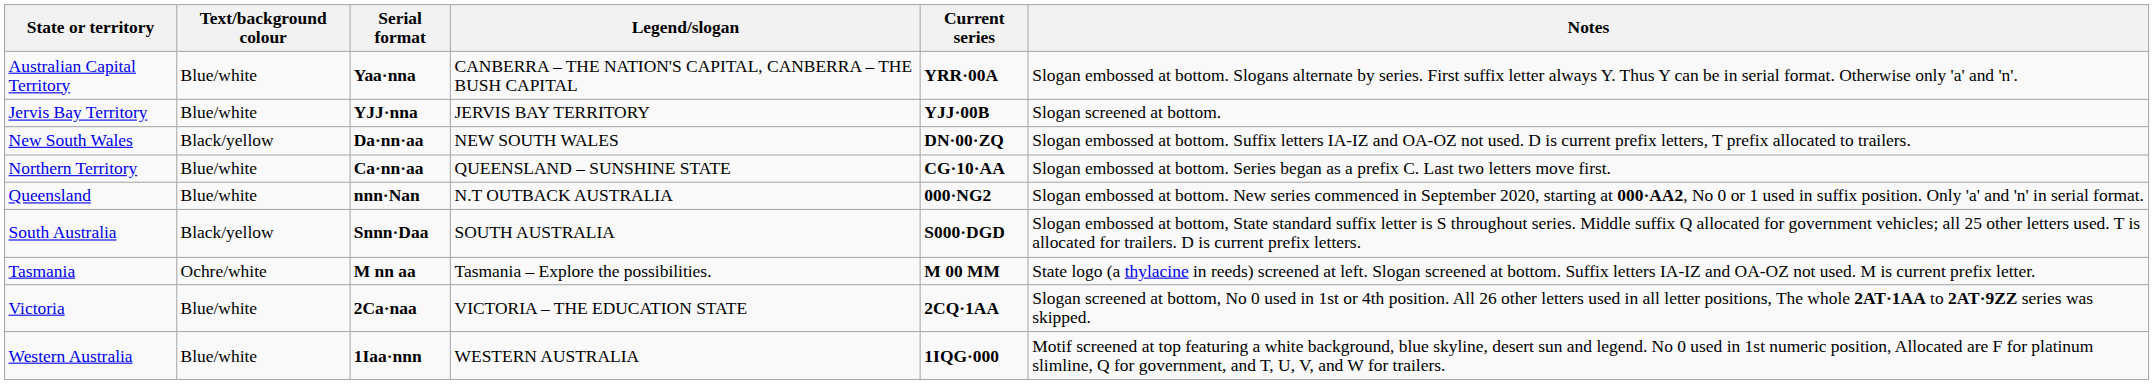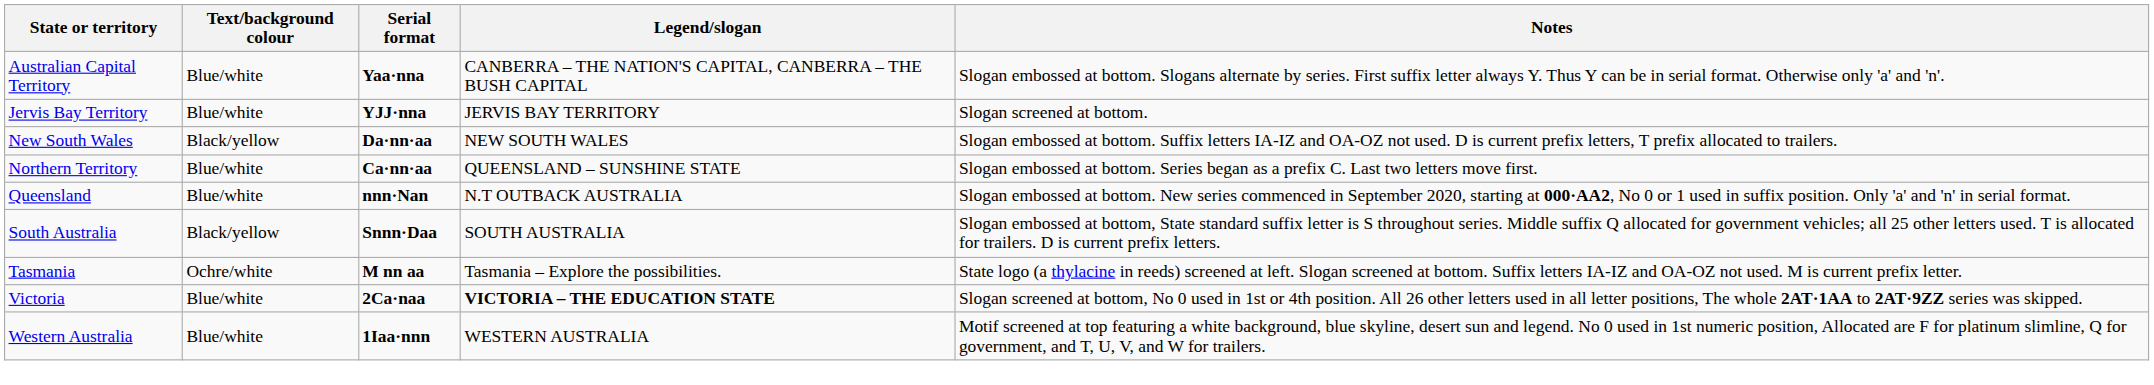- column: (974, 28)
(601, 308) normal -> (620, 298) bold
